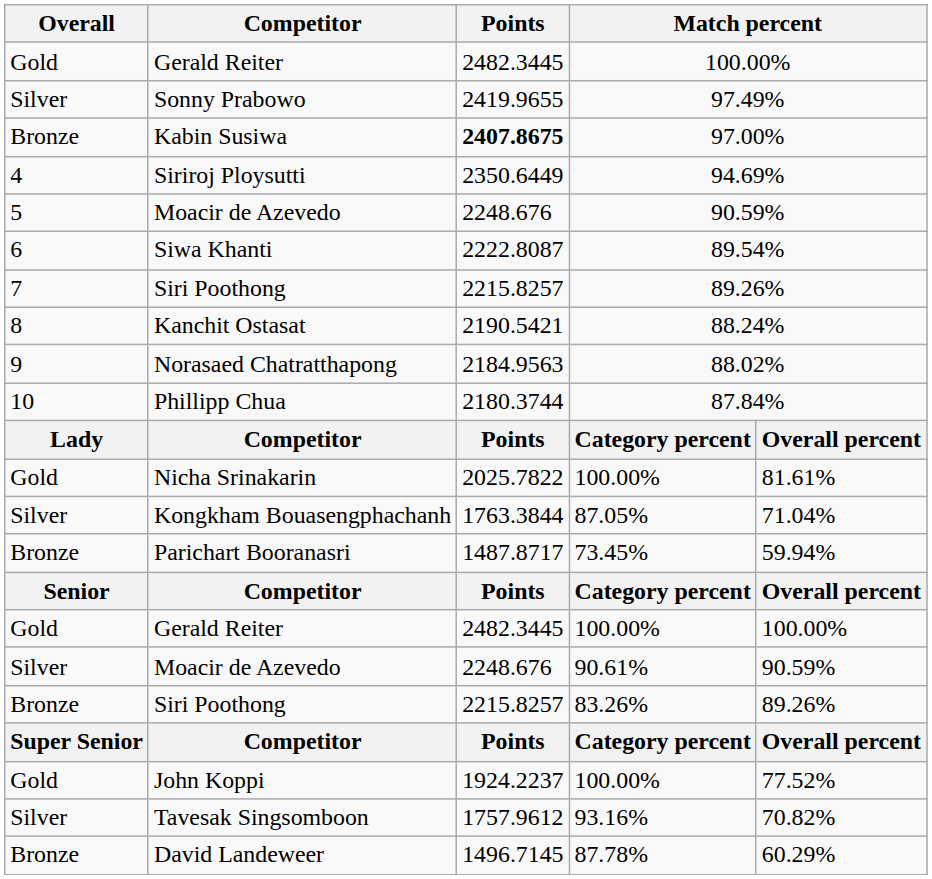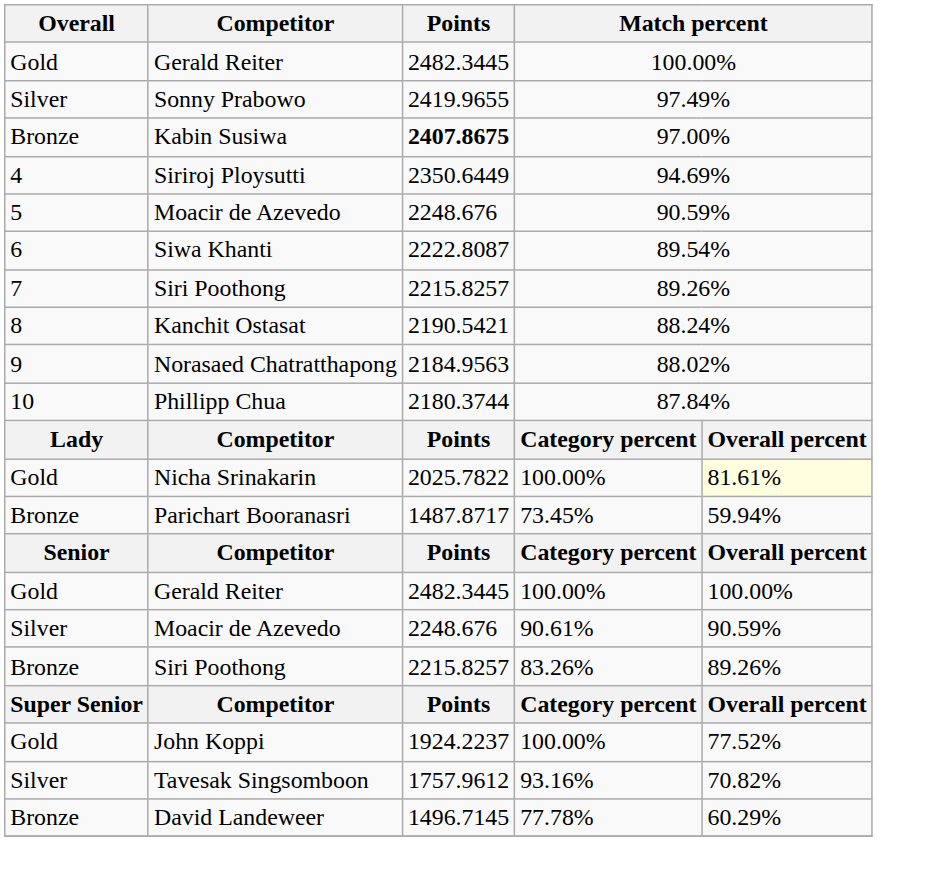(799, 477) no background -> (744, 477) lightyellow background
- row: (39, 514)
(611, 855) 87.78% -> (557, 817) 77.78%
